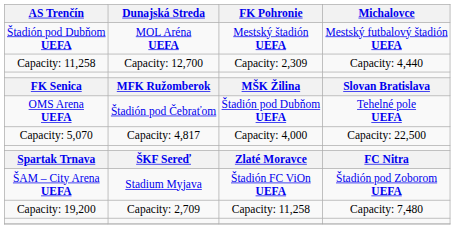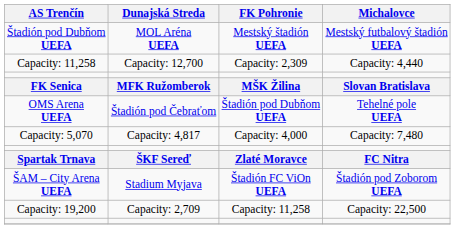(387, 136) Capacity: 22,500 -> (387, 136) Capacity: 7,480
(387, 209) Capacity: 7,480 -> (387, 209) Capacity: 22,500
